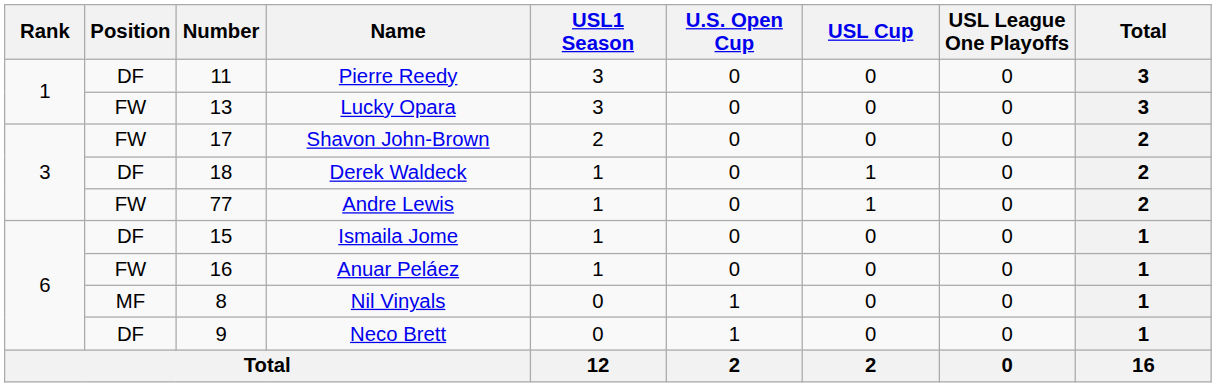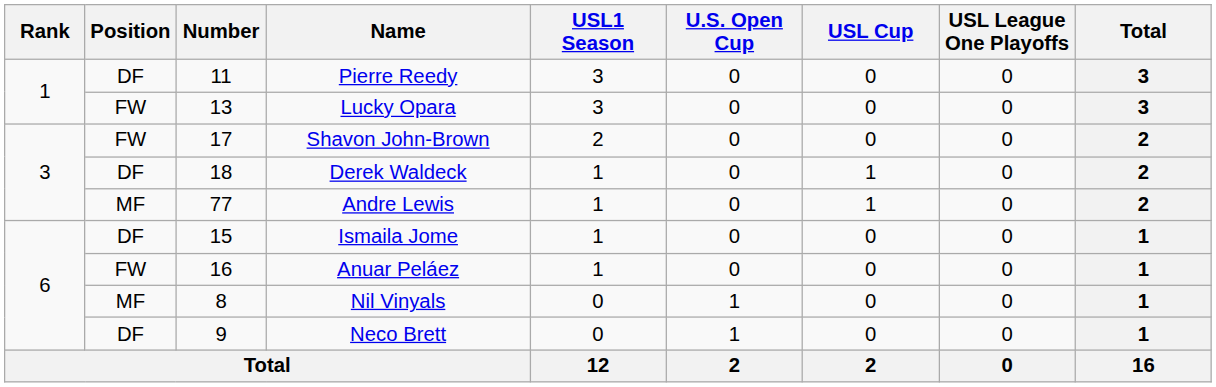(130, 204) FW -> (130, 204) MF
